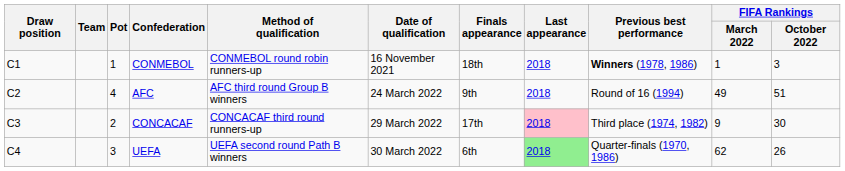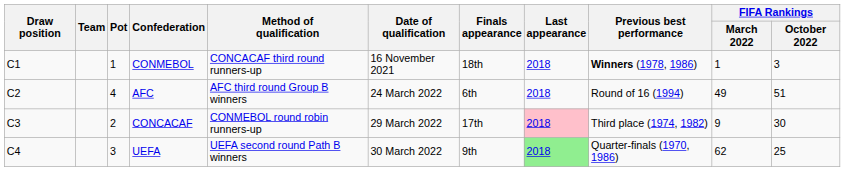(269, 65) CONMEBOL round robin runners-up -> (267, 65) CONCACAF third round runners-up
(469, 94) 9th -> (469, 94) 6th
(267, 123) CONCACAF third round runners-up -> (269, 123) CONMEBOL round robin runners-up
(469, 152) 6th -> (469, 152) 9th
(780, 152) 26 -> (780, 152) 25
